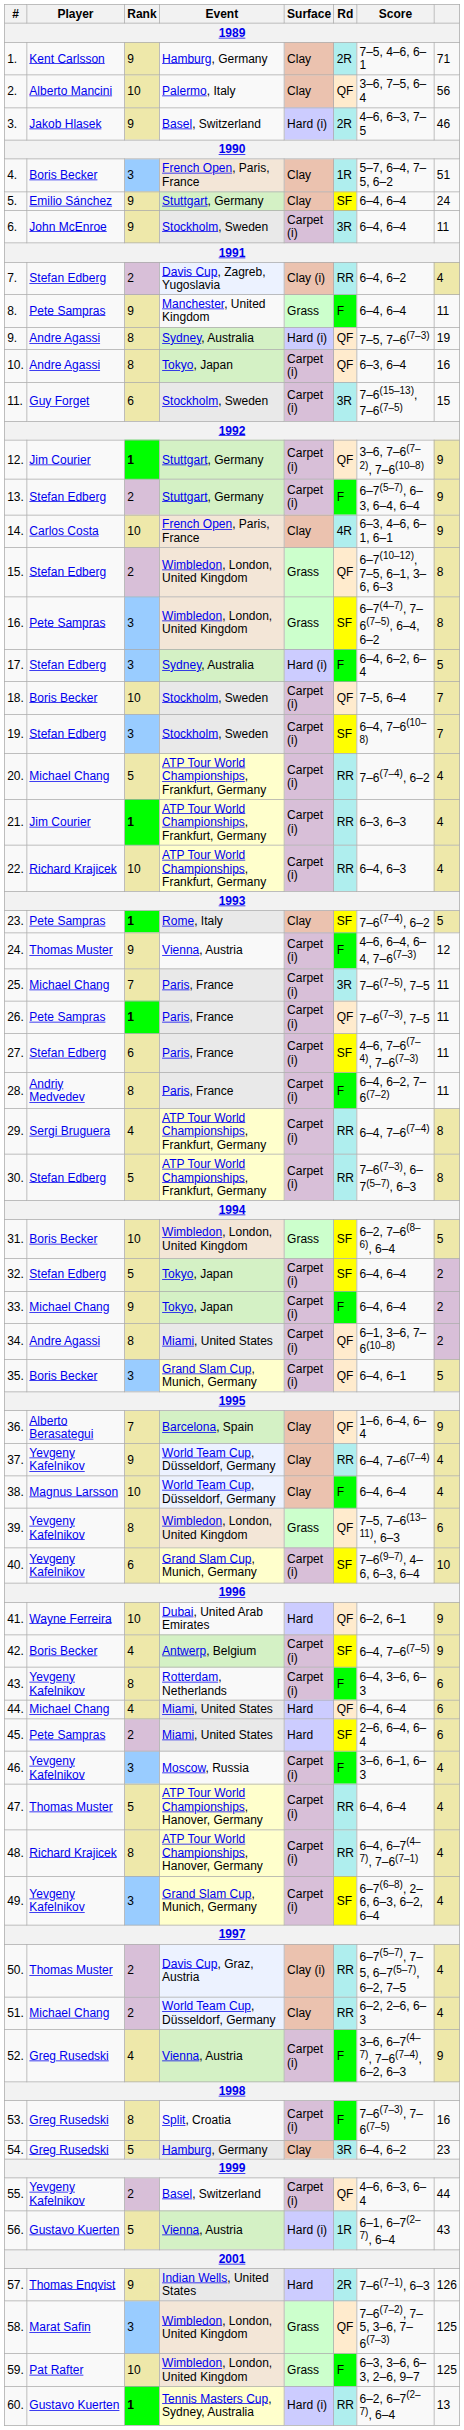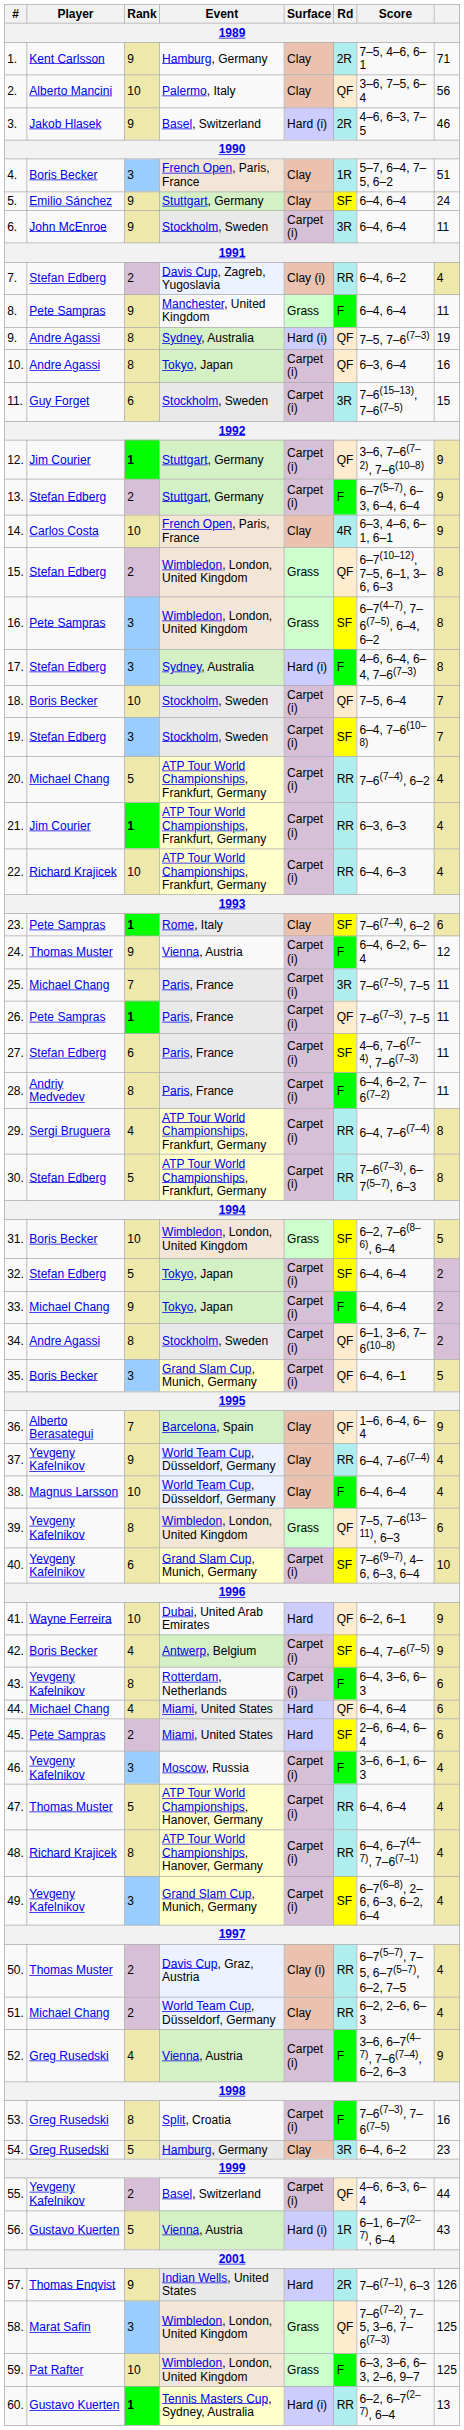(393, 665) 6–4, 6–2, 6–4 -> (393, 667) 4–6, 6–4, 6–4, 7–6(7–3)
(440, 665) 5 -> (440, 667) 8
(440, 921) 5 -> (440, 924) 6
(393, 950) 4–6, 6–4, 6–4, 7–6(7–3) -> (393, 952) 6–4, 6–2, 6–4
(217, 1341) Miami, United States -> (215, 1341) Stockholm, Sweden
